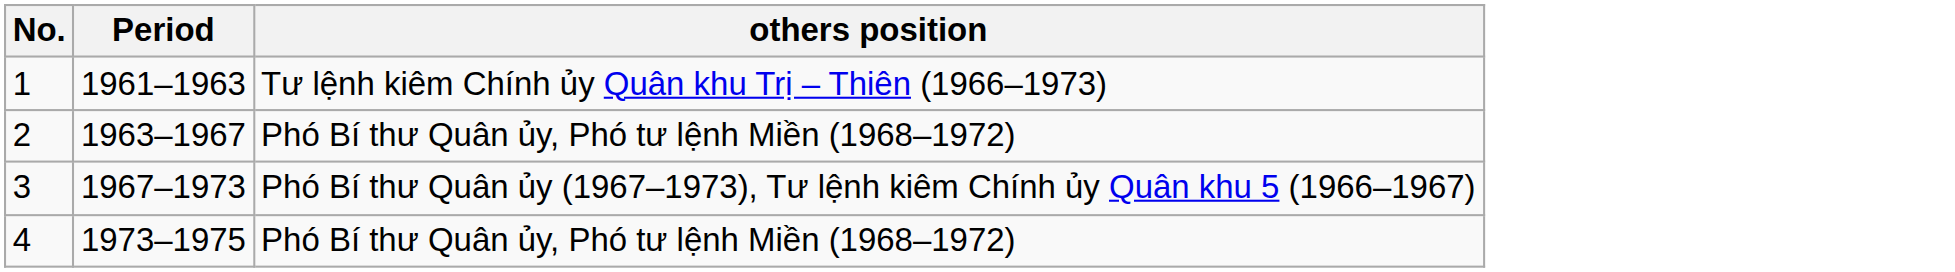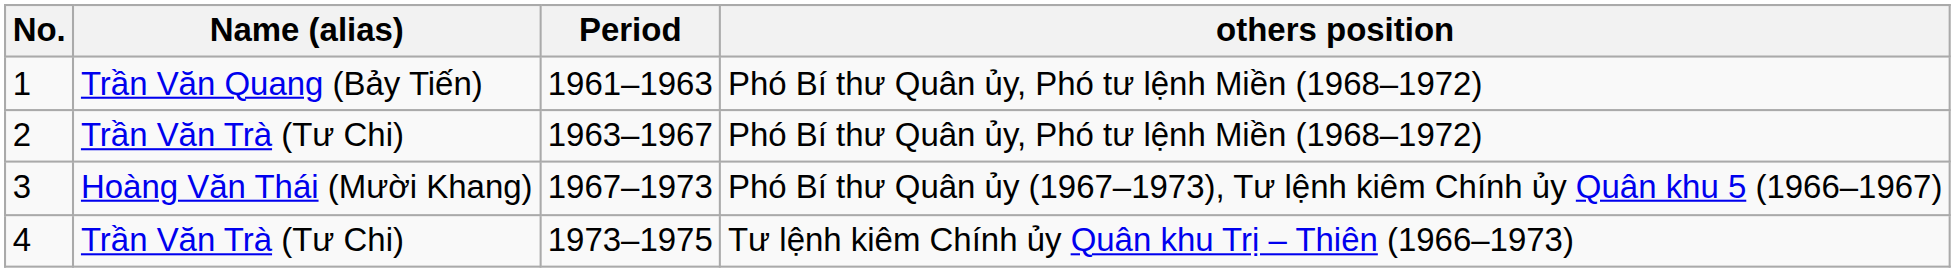+ column: (307, 30)
(684, 82) Tư lệnh kiêm Chính ủy Quân khu Trị – Thiên (1966–1973) -> (1105, 82) Phó Bí thư Quân ủy, Phó tư lệnh Miền (1968–1972)
(638, 239) Phó Bí thư Quân ủy, Phó tư lệnh Miền (1968–1972) -> (1151, 239) Tư lệnh kiêm Chính ủy Quân khu Trị – Thiên (1966–1973)
